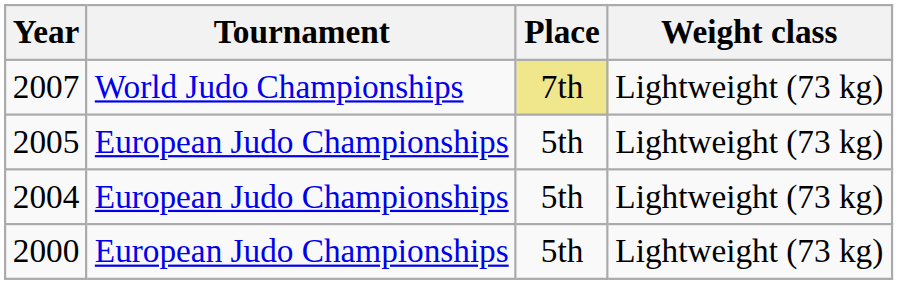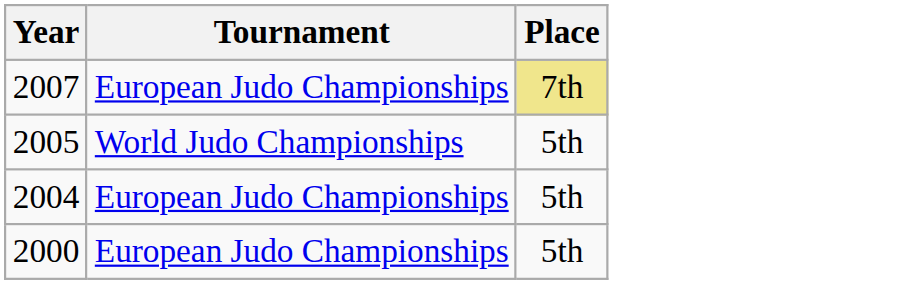- column: (749, 32)
(279, 87) World Judo Championships -> (302, 87) European Judo Championships
(302, 141) European Judo Championships -> (279, 141) World Judo Championships
